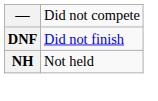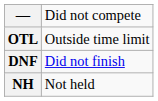+ row: (23, 38)
